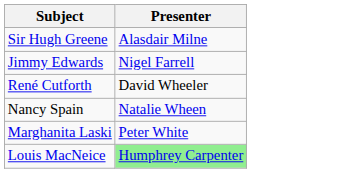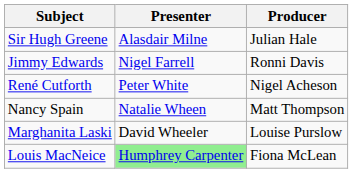+ column: (297, 16)
(163, 86) David Wheeler -> (153, 86) Peter White
(153, 132) Peter White -> (163, 132) David Wheeler
